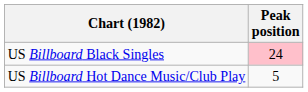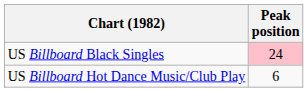(276, 76) 5 -> (276, 76) 6
